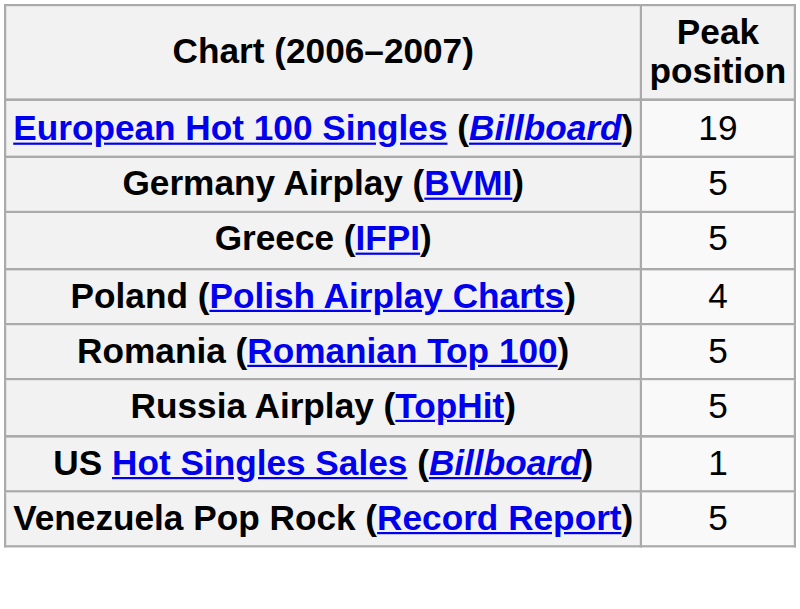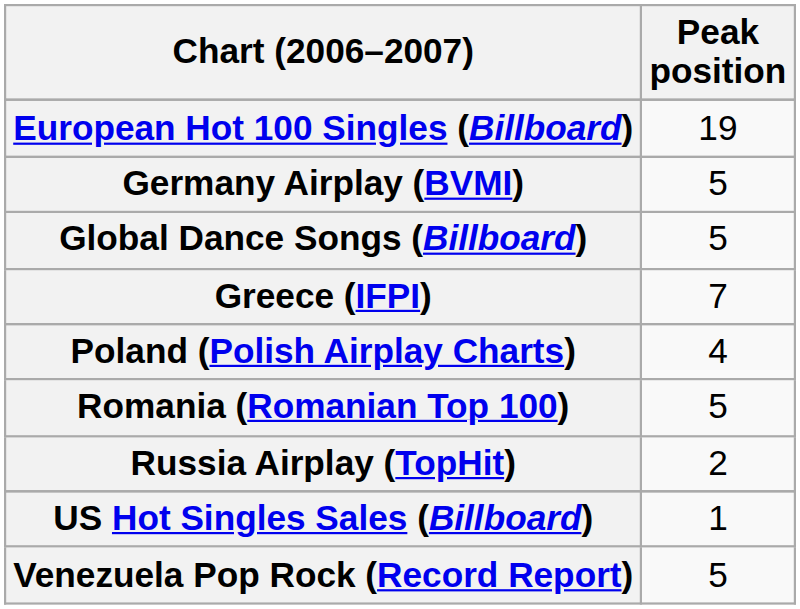+ row: (323, 239)
(718, 239) 5 -> (718, 295) 7
(718, 406) 5 -> (718, 462) 2
